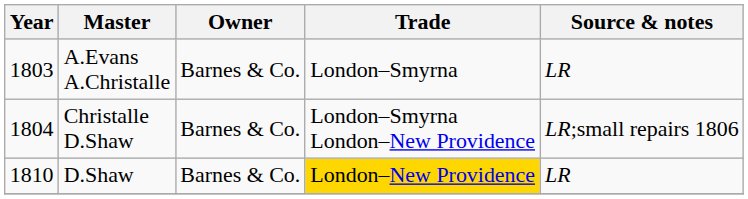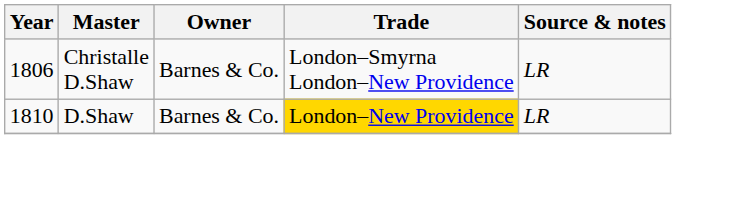- row: (117, 68)
(32, 128) 1804 -> (32, 68) 1806
(642, 128) LR;small repairs 1806 -> (537, 68) LR
